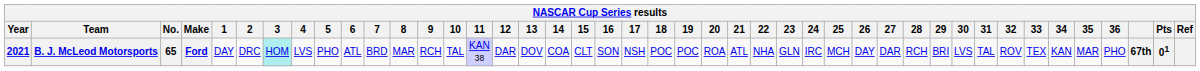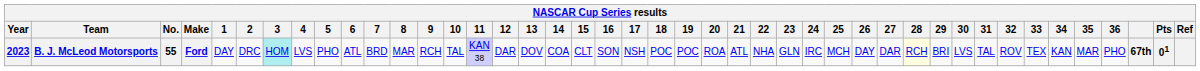(18, 52) 2021 -> (18, 52) 2023
(171, 52) 65 -> (171, 52) 55
(917, 52) no background -> (917, 52) lightyellow background
